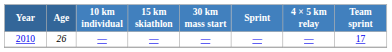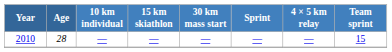(61, 39) 26 -> (61, 39) 28
(361, 39) 17 -> (361, 39) 15
